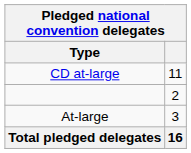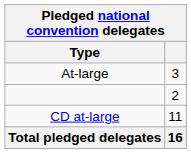rows swapped: (85, 73) <-> (85, 116)
